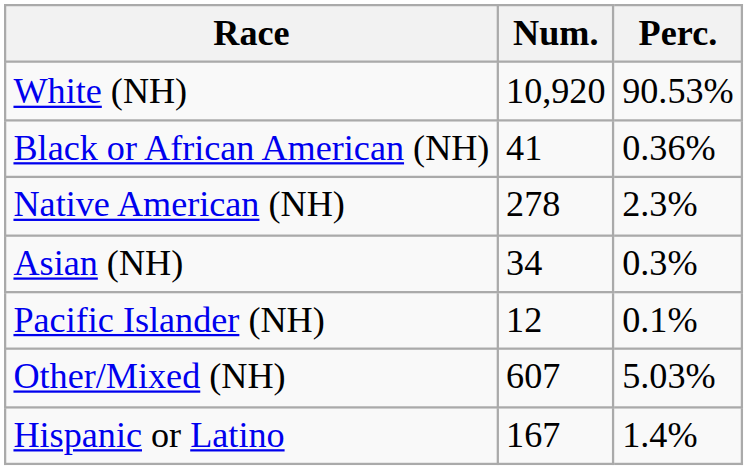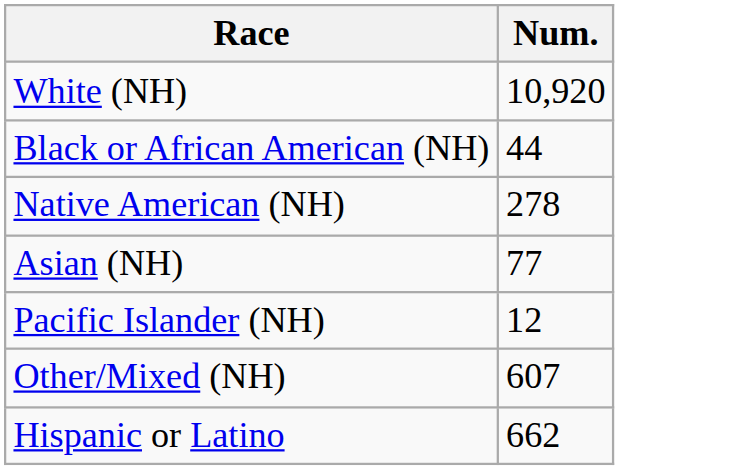- column: (678, 33)
(524, 147) 41 -> (524, 147) 44
(524, 262) 34 -> (524, 262) 77
(533, 434) 167 -> (533, 434) 662
